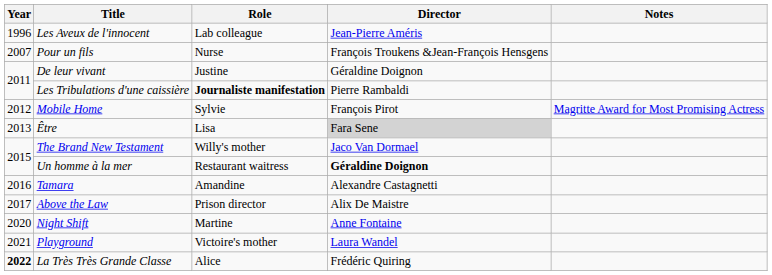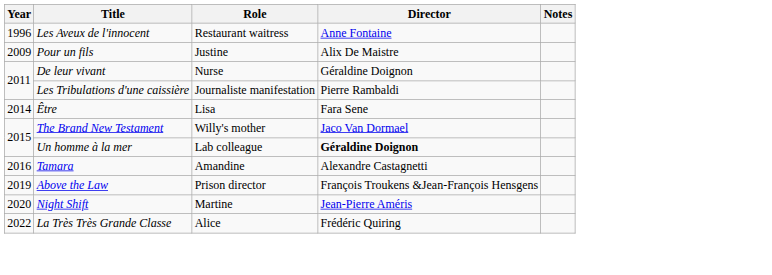(228, 33) Lab colleague -> (241, 33) Restaurant waitress
(376, 33) Jean-Pierre Améris -> (356, 33) Anne Fontaine
(19, 52) 2007 -> (19, 52) 2009
(209, 52) Nurse -> (211, 52) Justine
(439, 52) François Troukens &Jean-François Hensgens -> (359, 52) Alix De Maistre
(211, 71) Justine -> (209, 71) Nurse
(260, 90) bold -> (255, 90) normal
- row: (69, 109)
(19, 128) 2013 -> (19, 109) 2014
(354, 128) lightgrey background -> (344, 109) no background
(241, 166) Restaurant waitress -> (228, 147) Lab colleague
(19, 204) 2017 -> (19, 185) 2019
(370, 204) Alix De Maistre -> (429, 185) François Troukens &Jean-François Hensgens
(366, 223) Anne Fontaine -> (366, 204) Jean-Pierre Améris
- row: (65, 242)
(19, 261) bold -> (19, 223) normal
